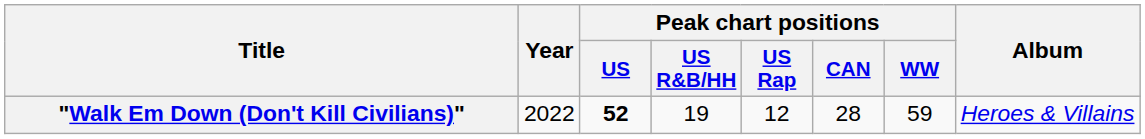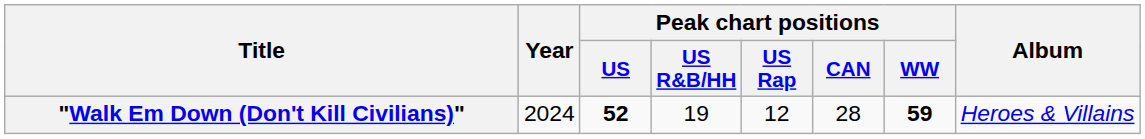(549, 114) 2022 -> (549, 114) 2024
(920, 114) normal -> (920, 114) bold
